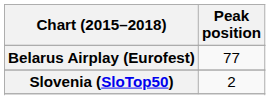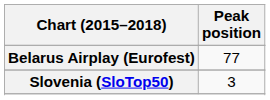(231, 81) 2 -> (231, 81) 3
